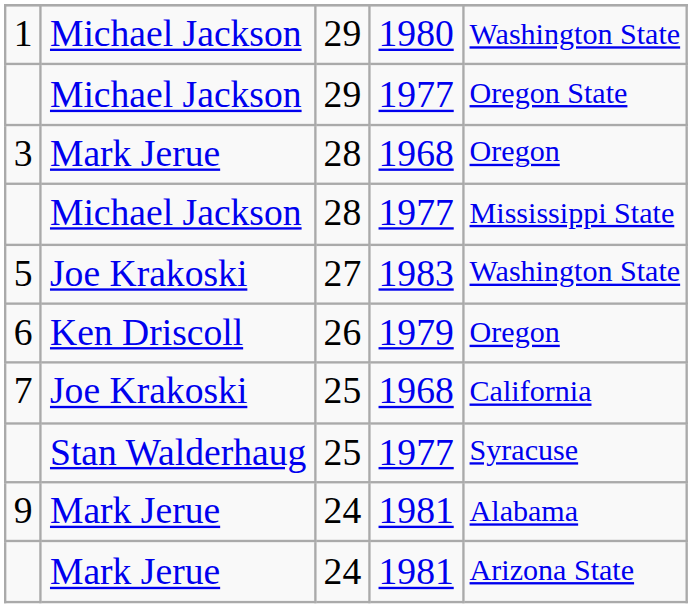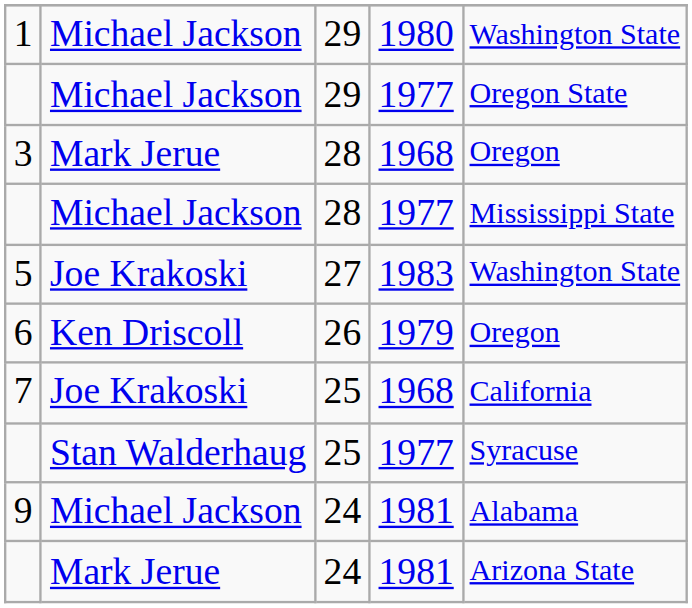(135, 511) Mark Jerue -> (176, 511) Michael Jackson
